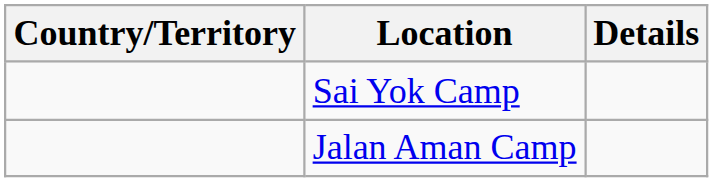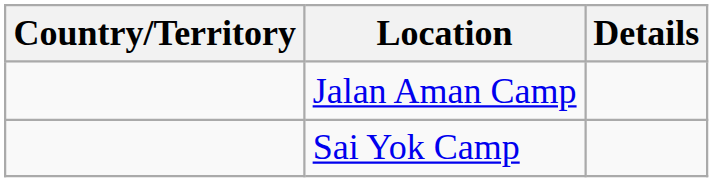rows swapped: (445, 147) <-> (416, 90)
